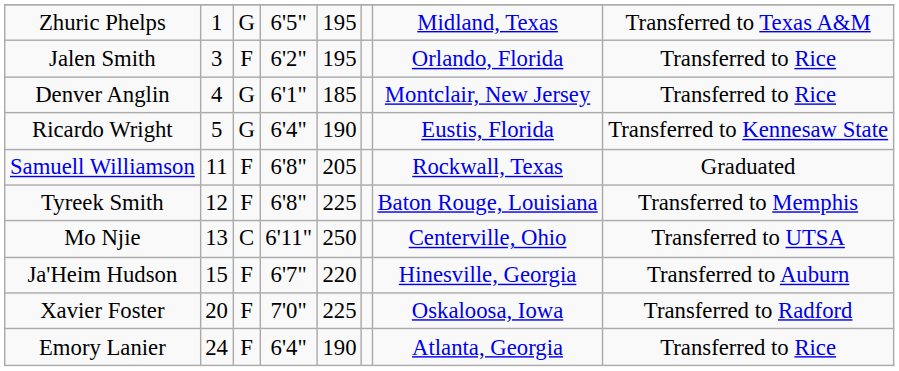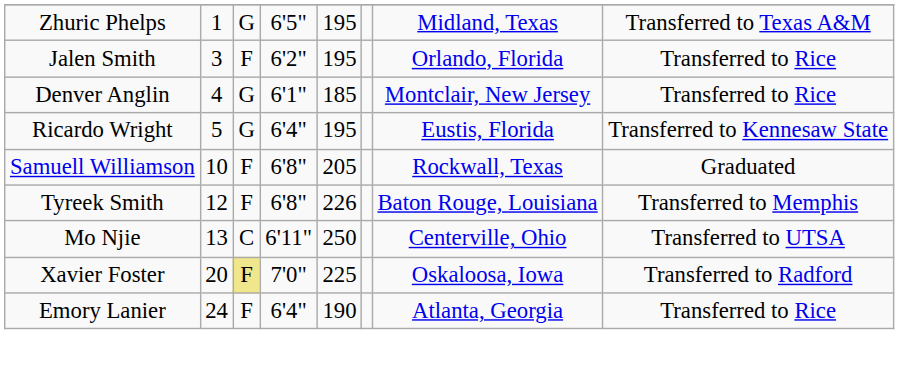(339, 130) 190 -> (339, 130) 195
(217, 166) 11 -> (217, 166) 10
(339, 202) 225 -> (339, 202) 226
- row: (102, 274)
(247, 310) no background -> (247, 274) khaki background
